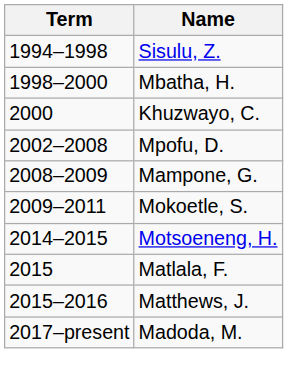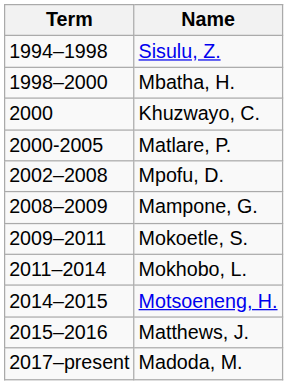+ row: (185, 144)
+ row: (193, 269)
- row: (183, 269)
